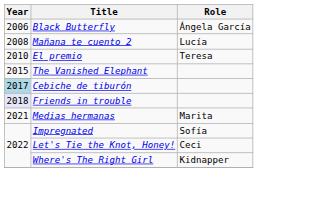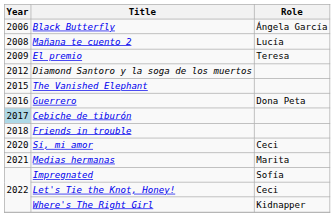(17, 56) 2010 -> (17, 56) 2009
+ row: (142, 71)
+ row: (55, 101)
(17, 101) lavender background -> (17, 130) no background
+ row: (63, 145)
